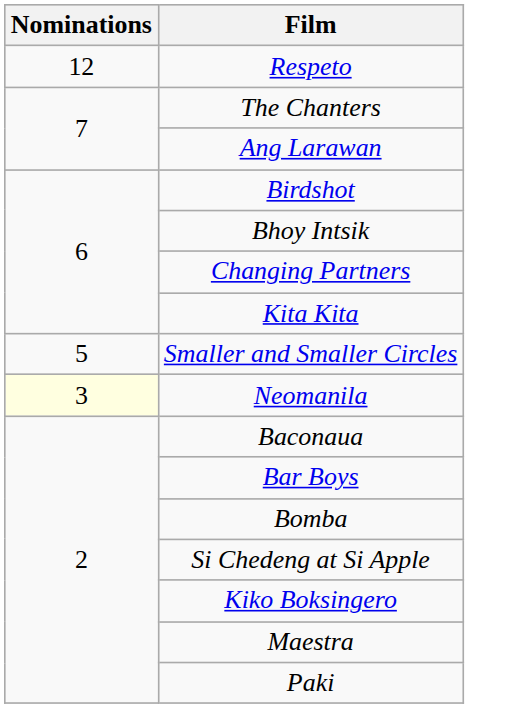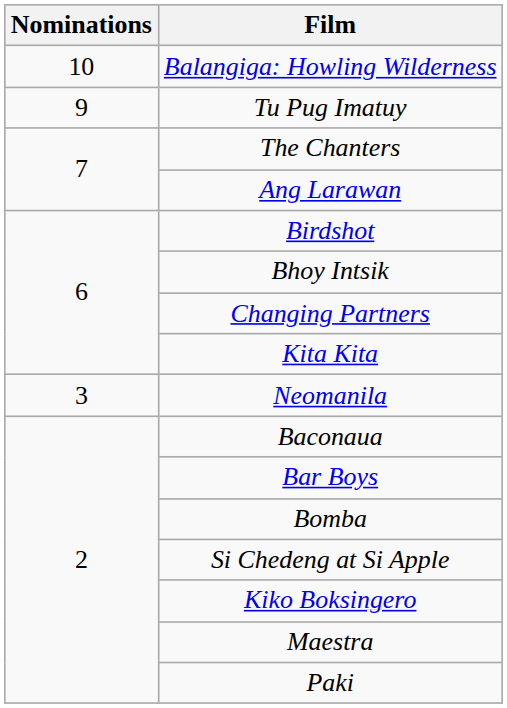- row: (311, 66)
+ row: (330, 66)
+ row: (330, 107)
- row: (311, 353)
(81, 395) lightyellow background -> (81, 395) no background
